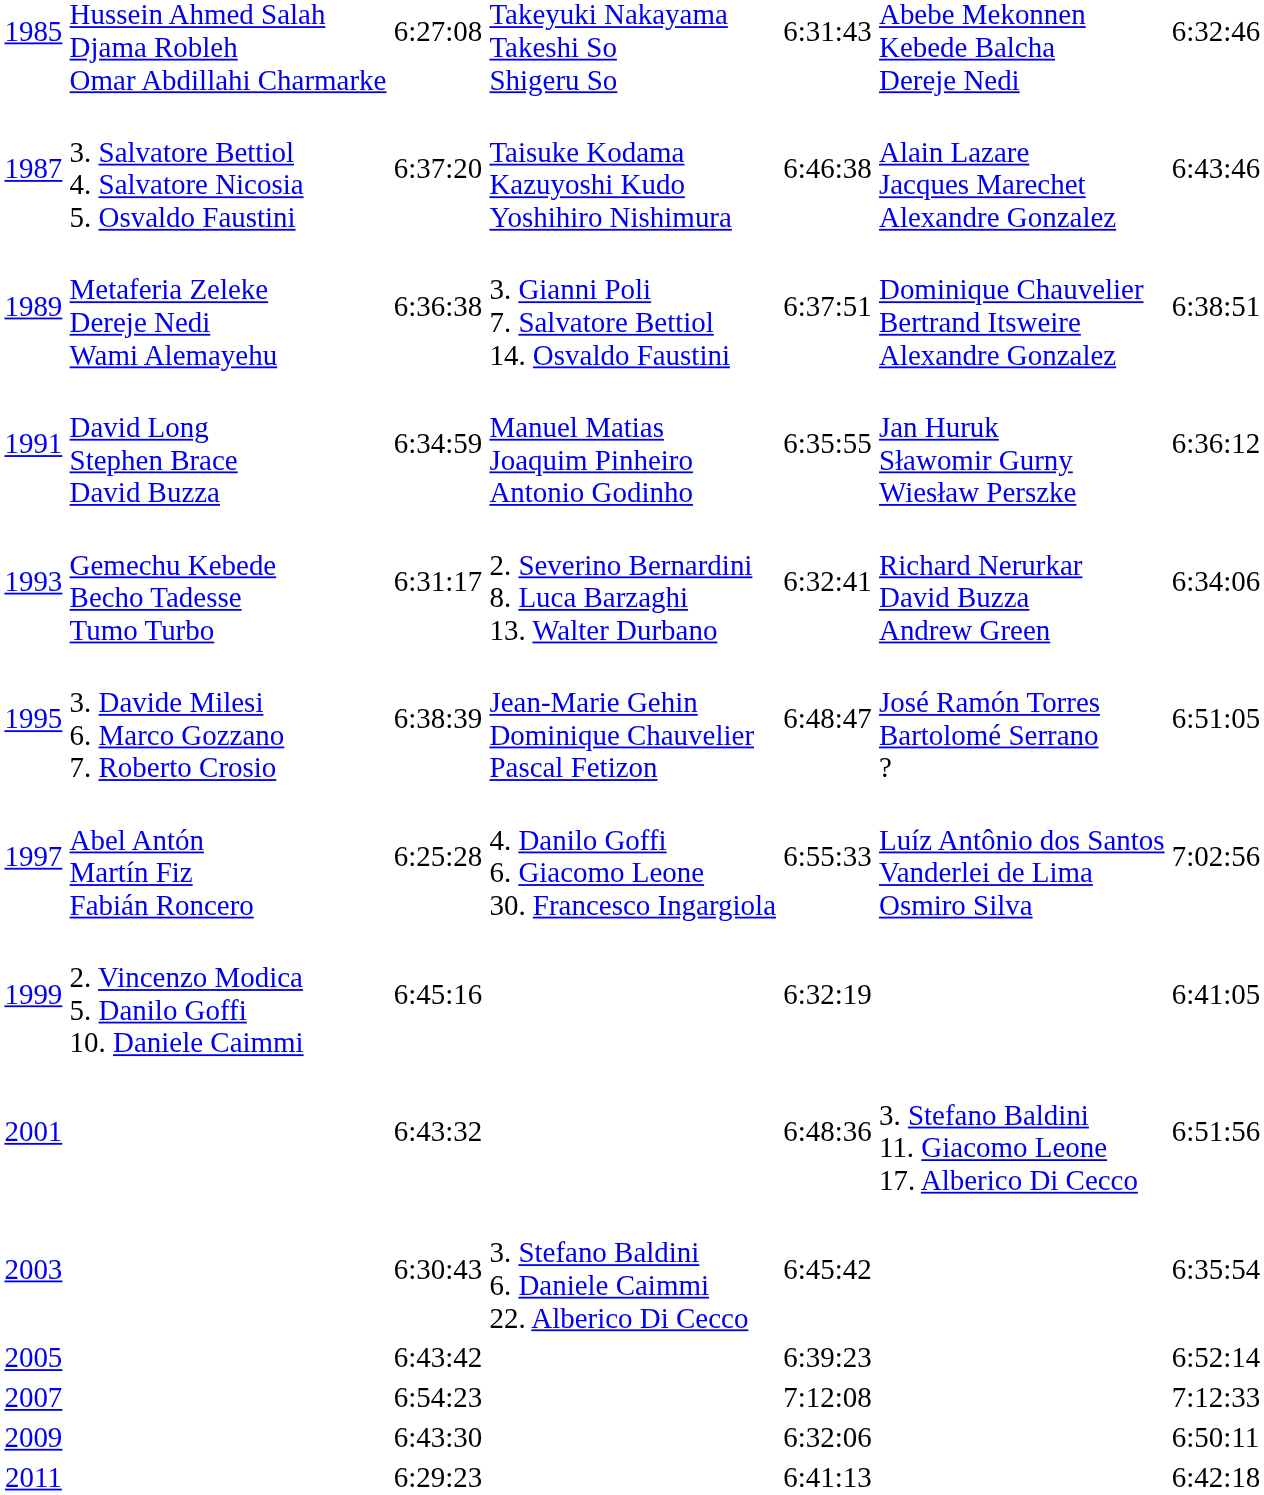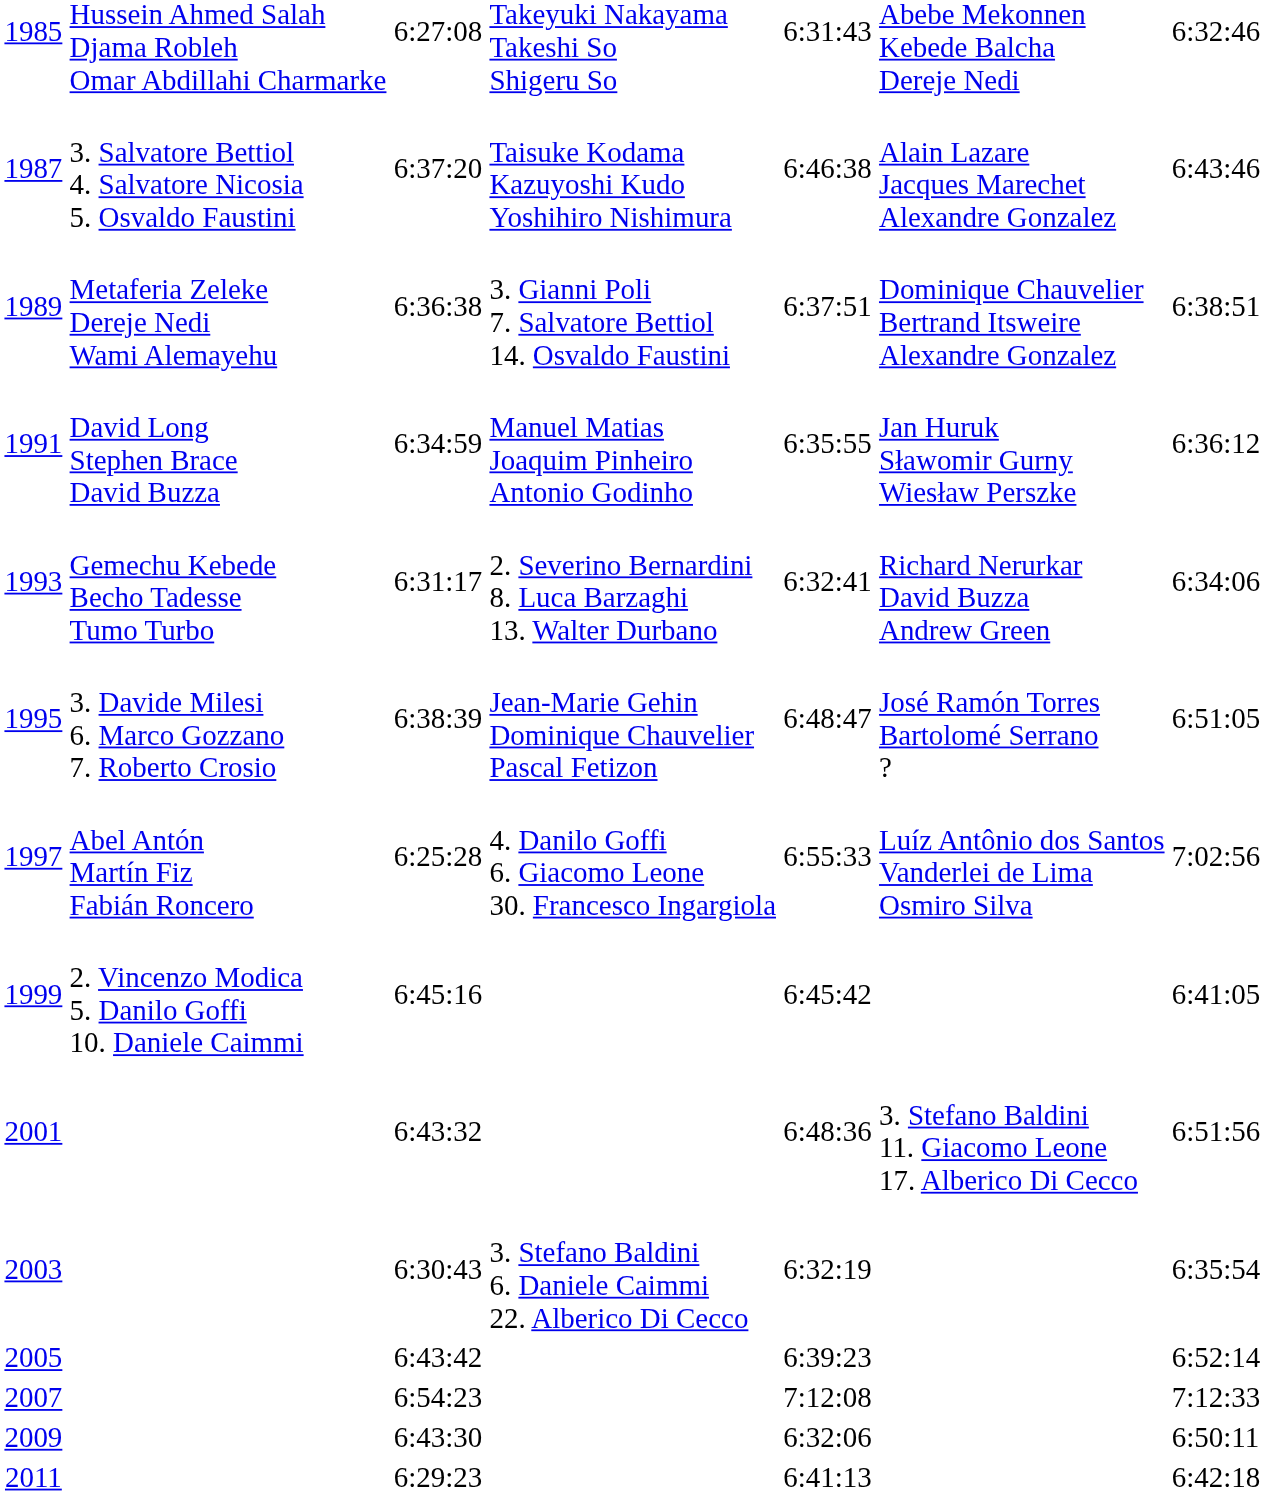(827, 994) 6:32:19 -> (827, 994) 6:45:42
(827, 1269) 6:45:42 -> (827, 1269) 6:32:19
